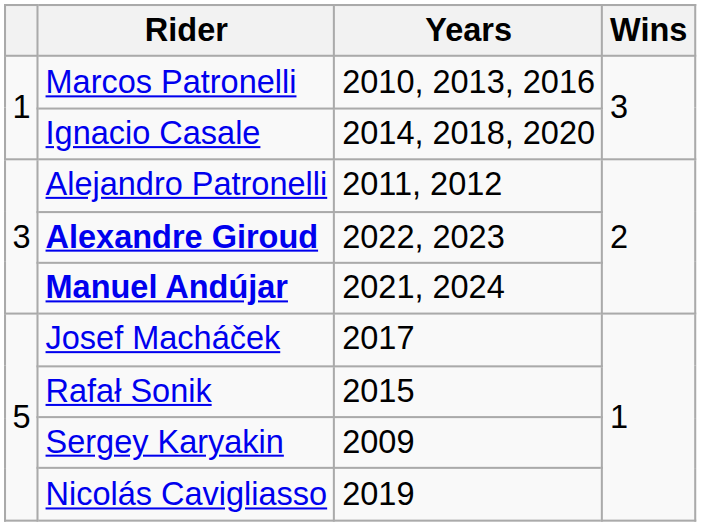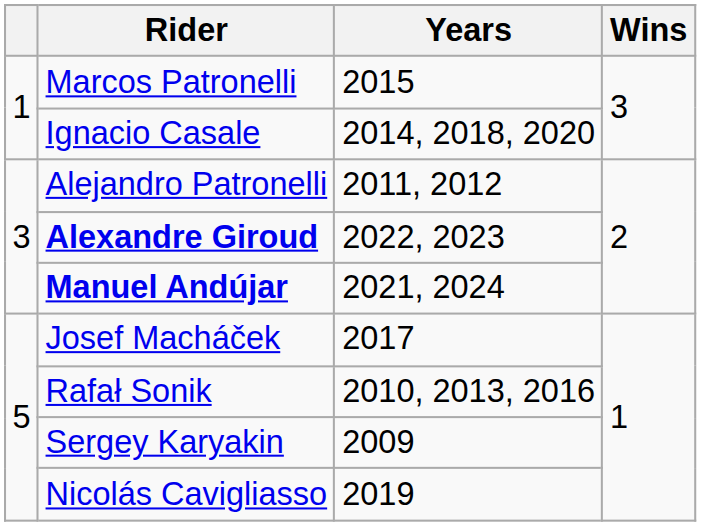(469, 81) 2010, 2013, 2016 -> (378, 81) 2015
(378, 390) 2015 -> (469, 390) 2010, 2013, 2016
